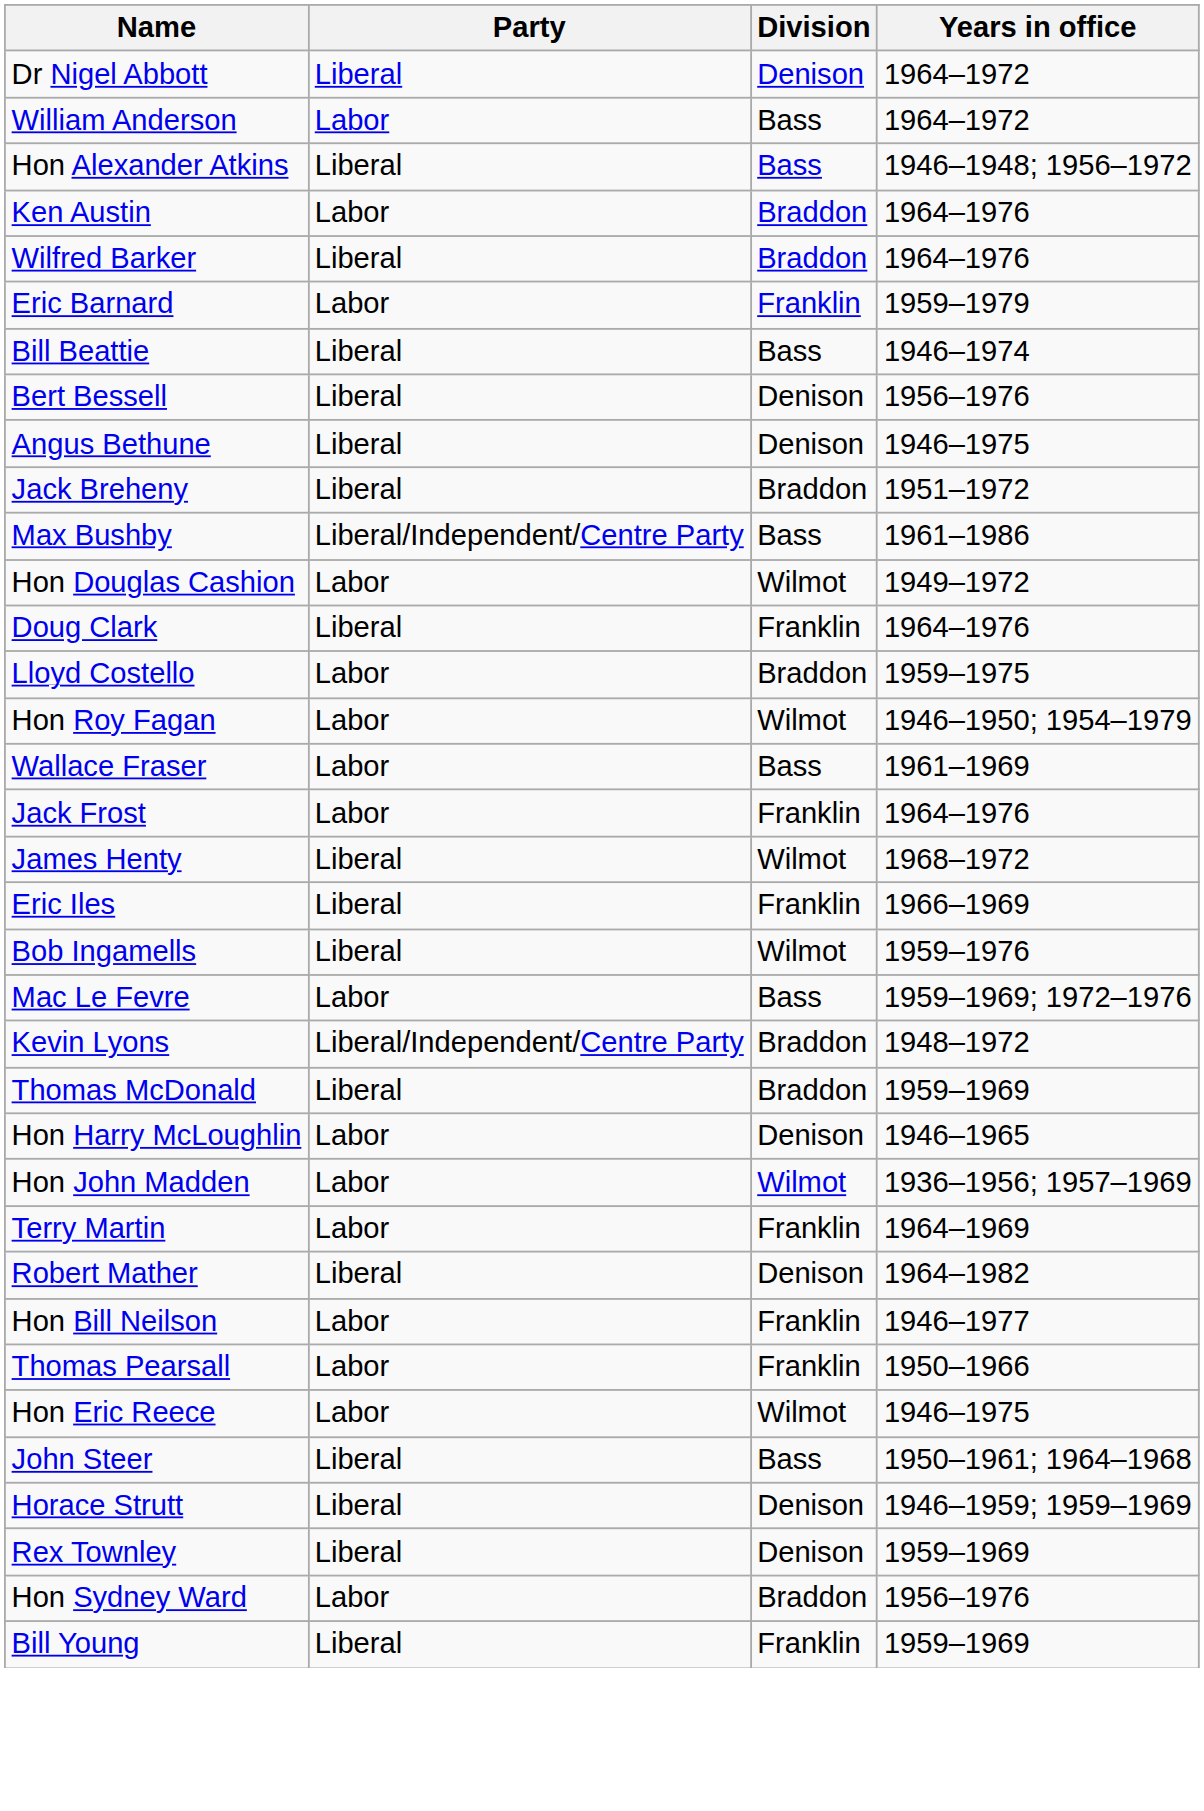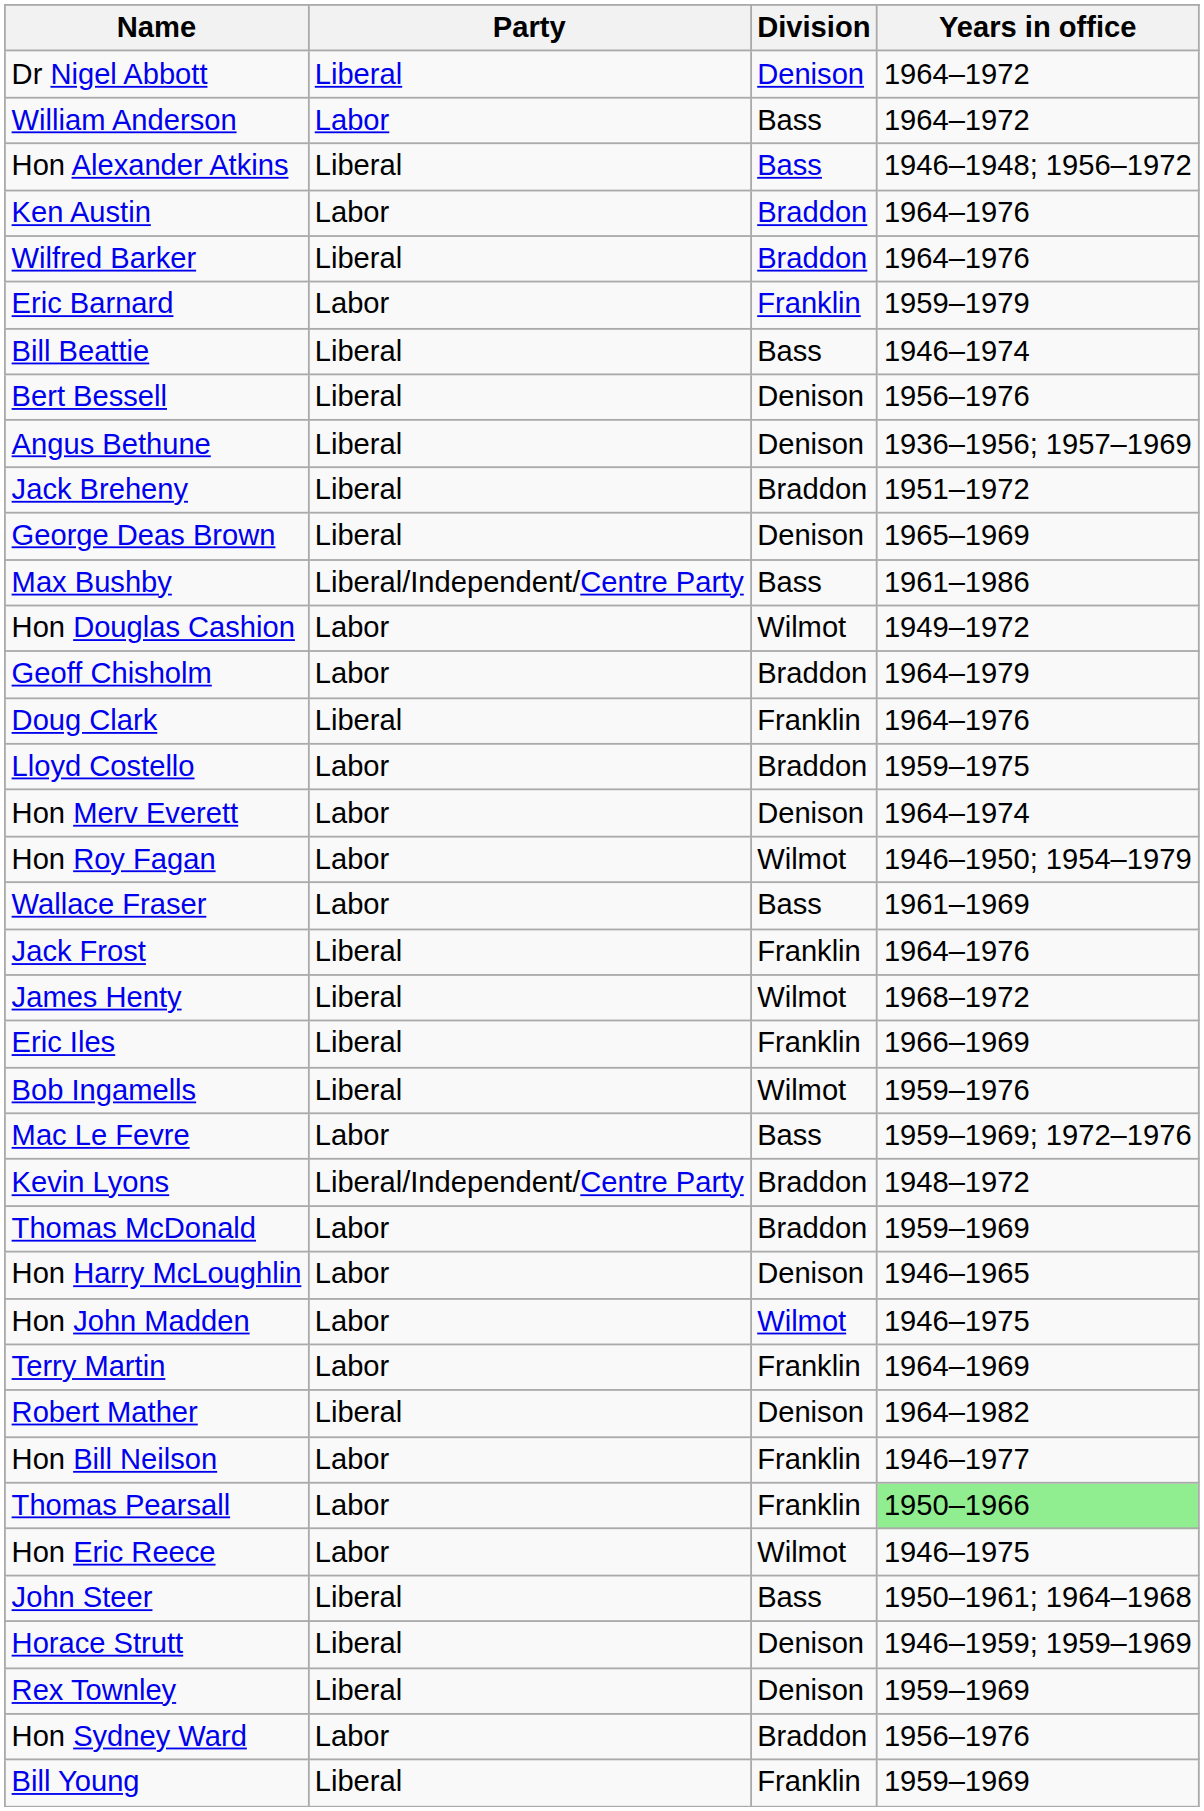(957, 443) 1946–1975 -> (1038, 443) 1936–1956; 1957–1969
+ row: (144, 535)
+ row: (112, 674)
+ row: (125, 812)
(352, 812) Labor -> (358, 951) Liberal
(358, 1089) Liberal -> (352, 1228) Labor
(1038, 1182) 1936–1956; 1957–1969 -> (957, 1320) 1946–1975
(957, 1366) no background -> (957, 1505) lightgreen background
